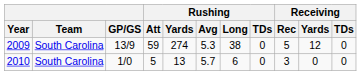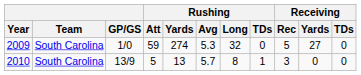(125, 45) 13/9 -> (125, 45) 1/0
(235, 45) 38 -> (235, 45) 32
(315, 45) 12 -> (315, 45) 27
(125, 62) 1/0 -> (125, 62) 13/9
(235, 62) 6 -> (235, 62) 8
(262, 62) 0 -> (262, 62) 1
